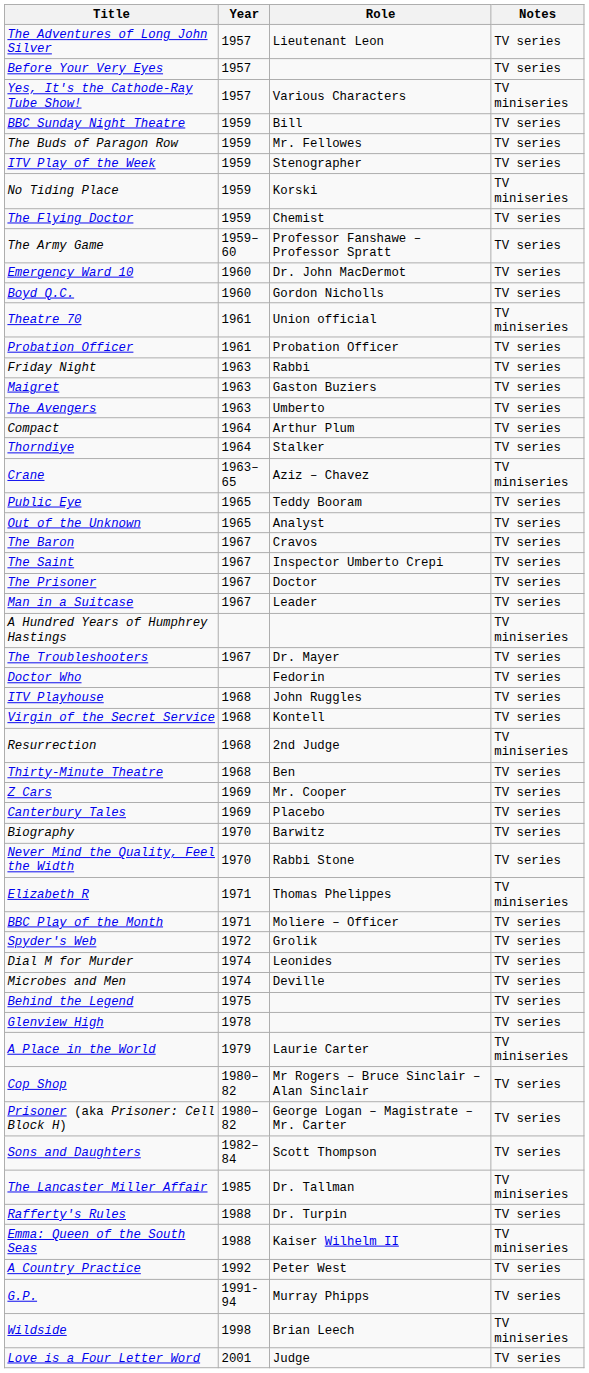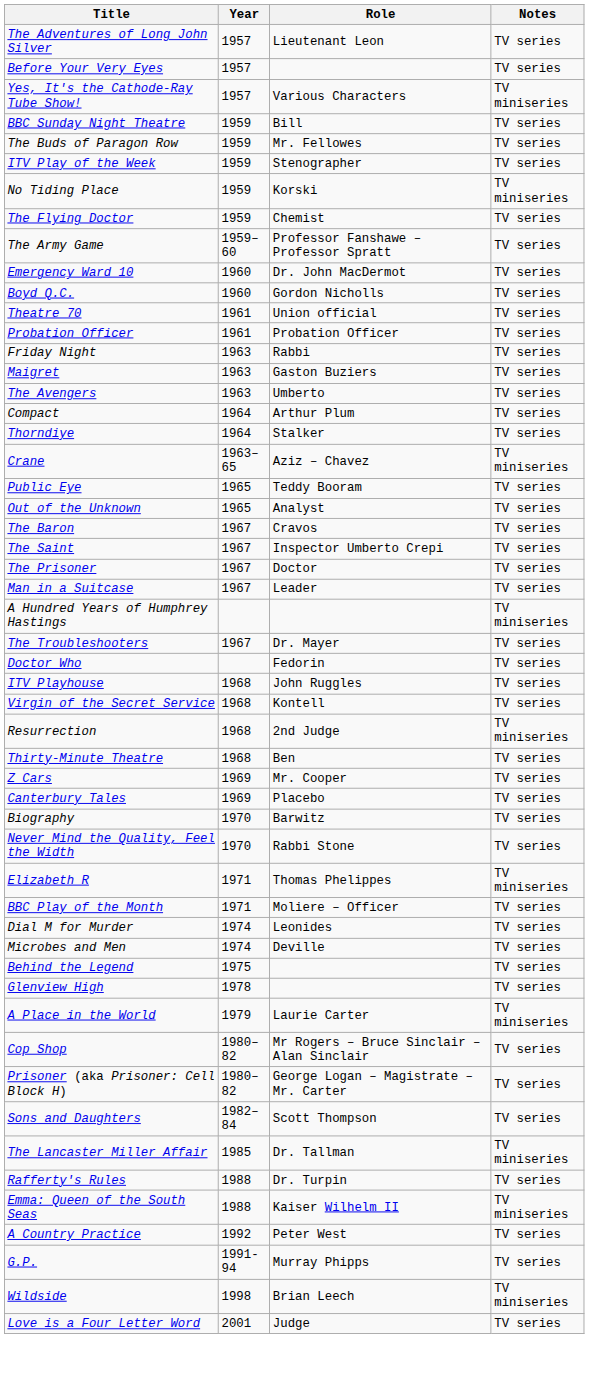(531, 320) TV miniseries -> (528, 313) TV series
- row: (52, 942)
